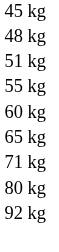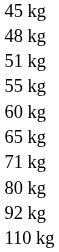+ row: (29, 238)
